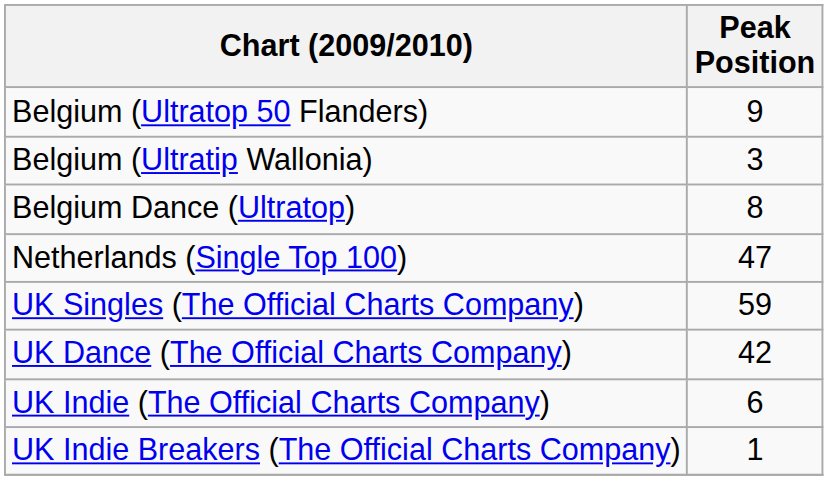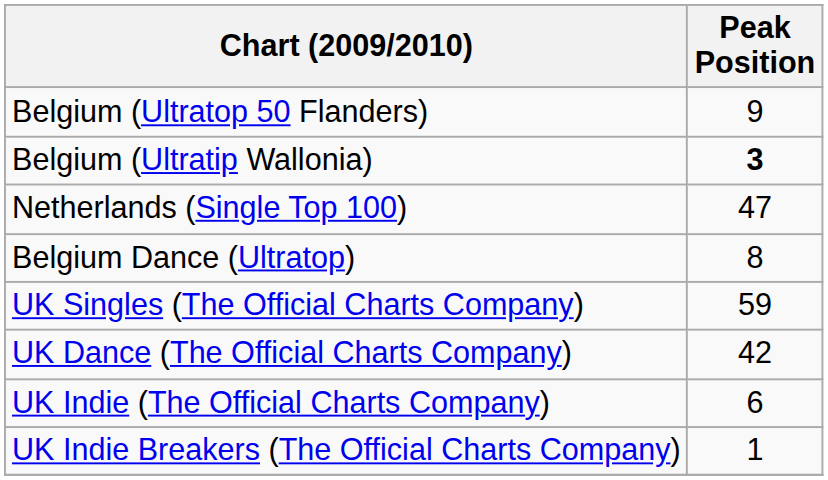(755, 160) normal -> (755, 160) bold
rows swapped: (184, 208) <-> (210, 256)
